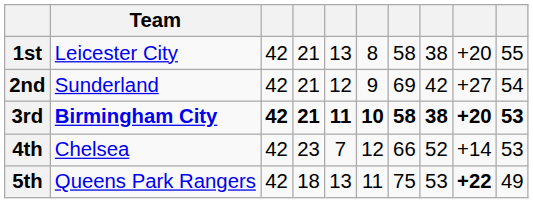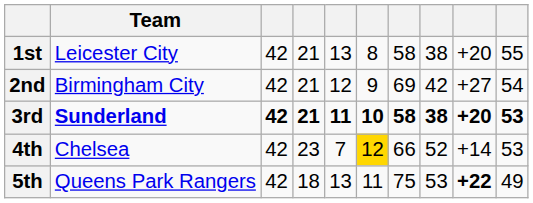(107, 85) Sunderland -> (129, 85) Birmingham City
(136, 117) Birmingham City -> (111, 117) Sunderland
(372, 149) no background -> (372, 149) gold background
